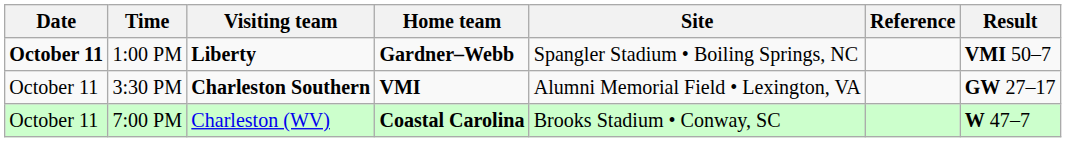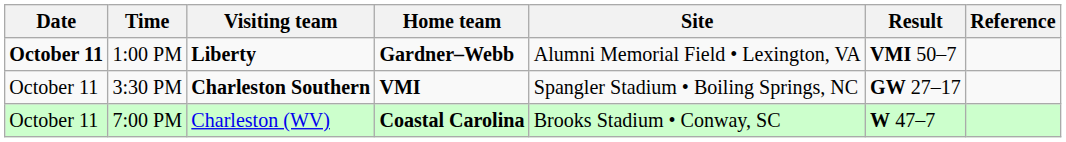columns swapped: (1010, 21) <-> (913, 21)
(696, 54) Spangler Stadium • Boiling Springs, NC -> (697, 54) Alumni Memorial Field • Lexington, VA
(697, 87) Alumni Memorial Field • Lexington, VA -> (696, 87) Spangler Stadium • Boiling Springs, NC
